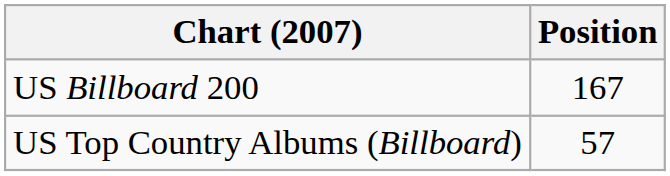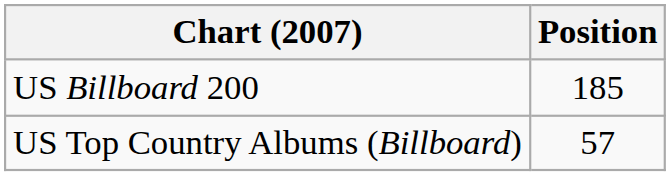(598, 87) 167 -> (598, 87) 185
